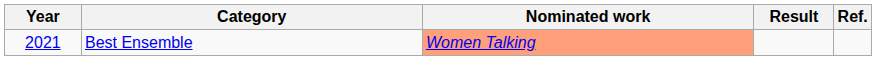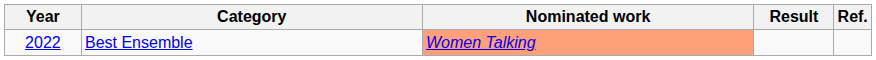(43, 42) 2021 -> (43, 42) 2022
